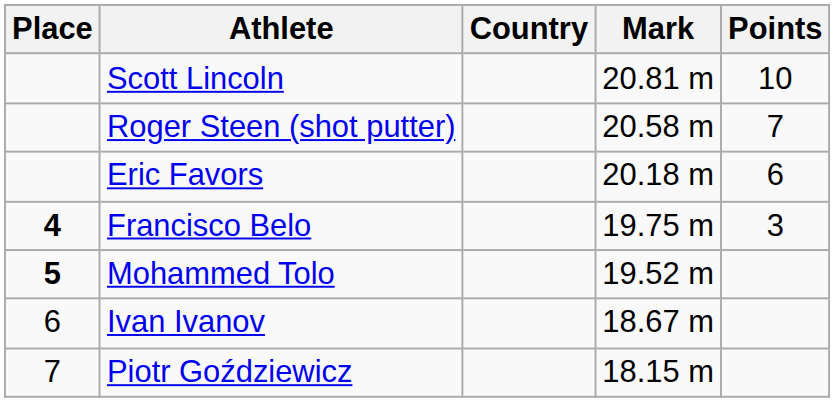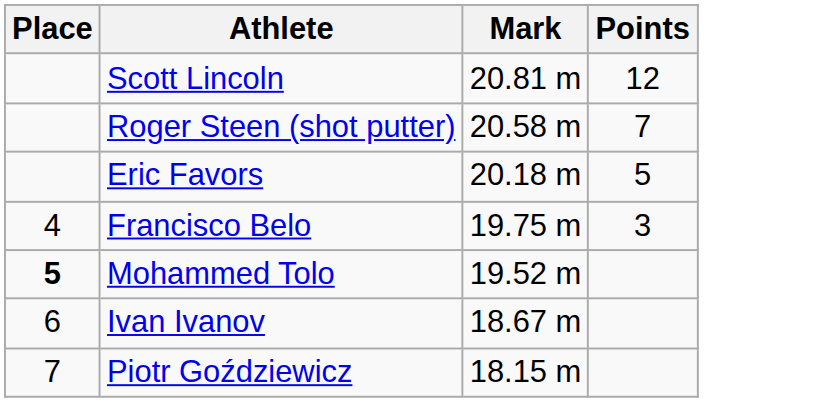- column: (529, 28)
(775, 77) 10 -> (643, 77) 12
(775, 175) 6 -> (643, 175) 5
(52, 224) bold -> (52, 224) normal
